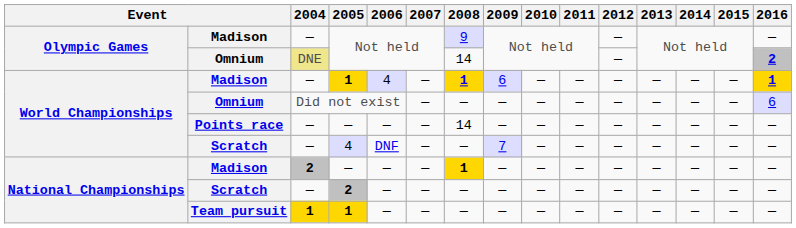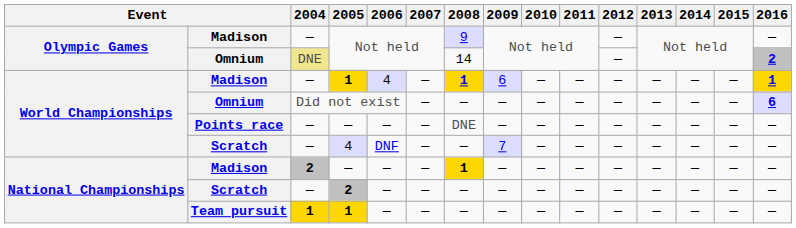(772, 103) normal -> (772, 103) bold
(464, 125) 14 -> (464, 125) DNE
